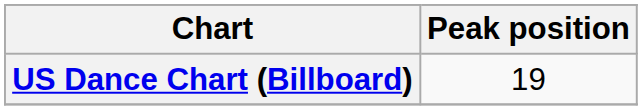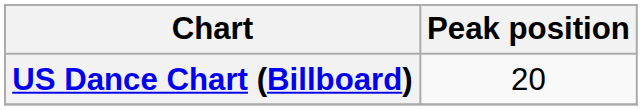(528, 78) 19 -> (528, 78) 20
